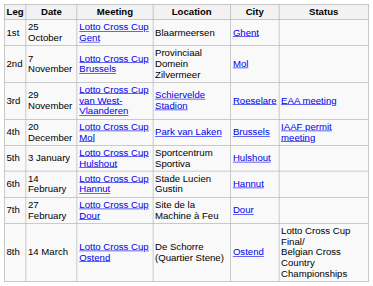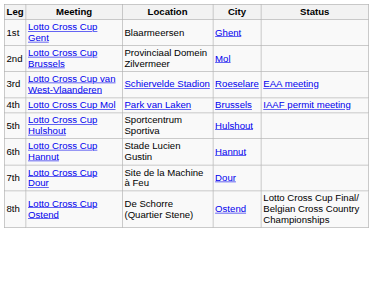- column: (51, 12)
